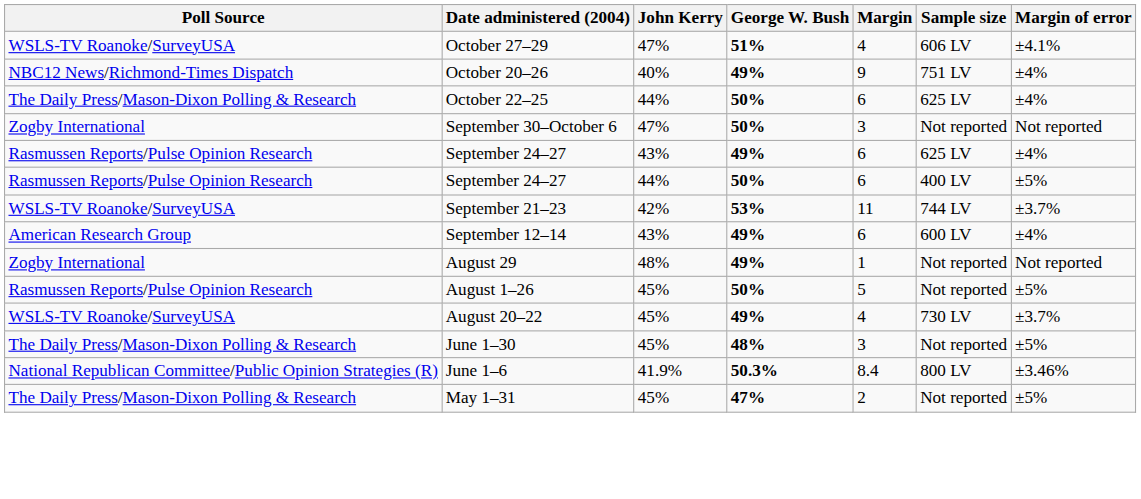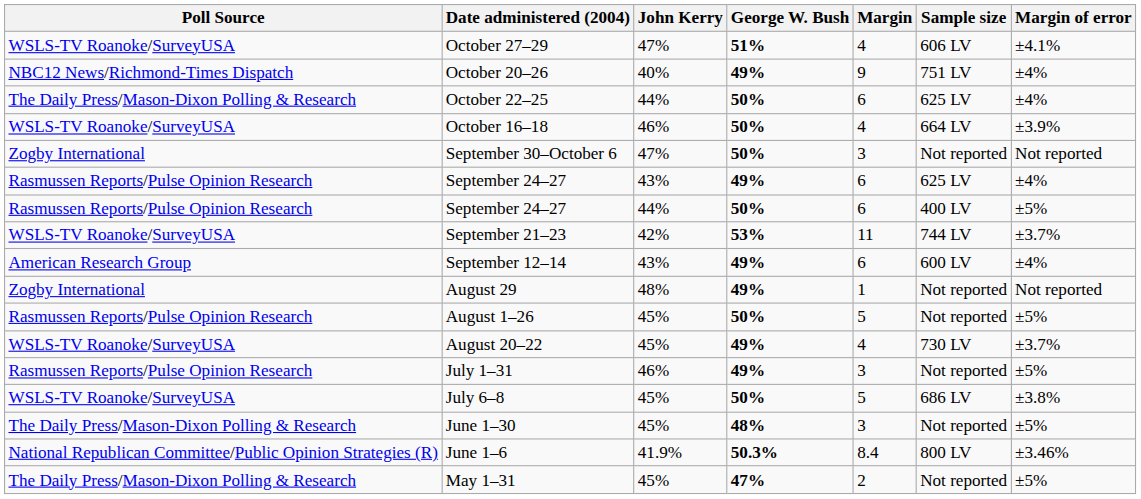+ row: (497, 126)
+ row: (479, 371)
+ row: (475, 398)
